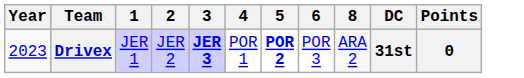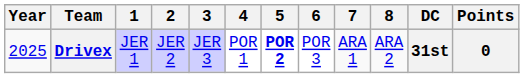+ column: (353, 17)
(28, 51) 2023 -> (28, 51) 2025
(207, 51) bold -> (207, 51) normal
